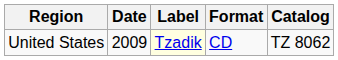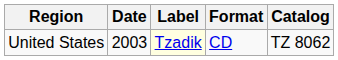(129, 42) 2009 -> (129, 42) 2003
